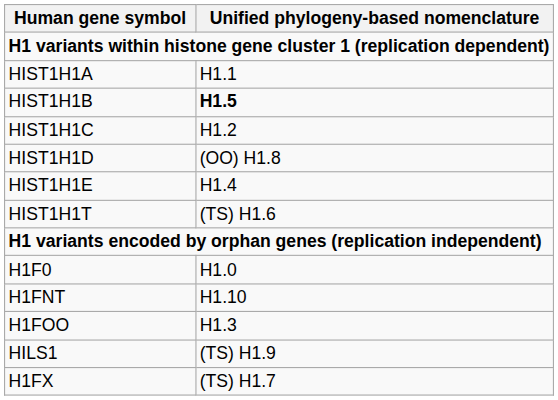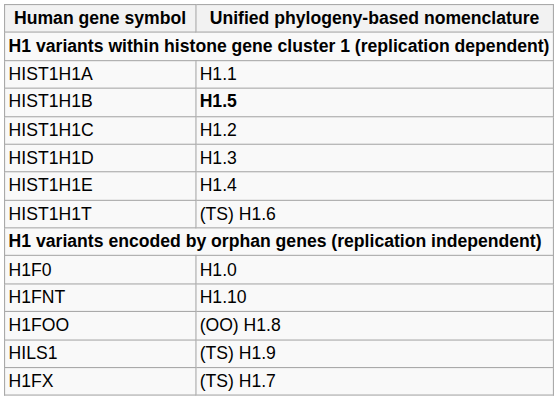(240, 158) (OO) H1.8 -> (218, 158) H1.3
(218, 325) H1.3 -> (240, 325) (OO) H1.8
